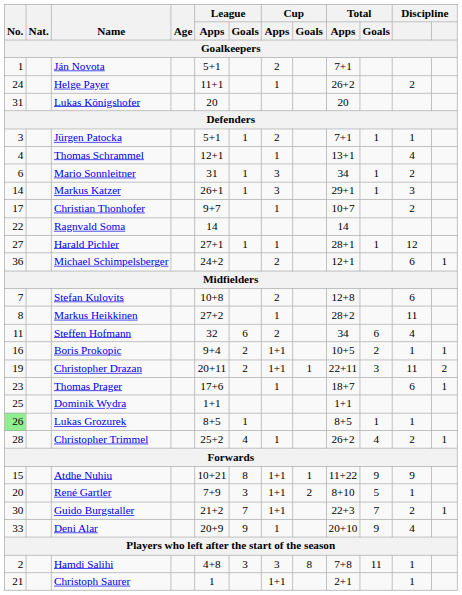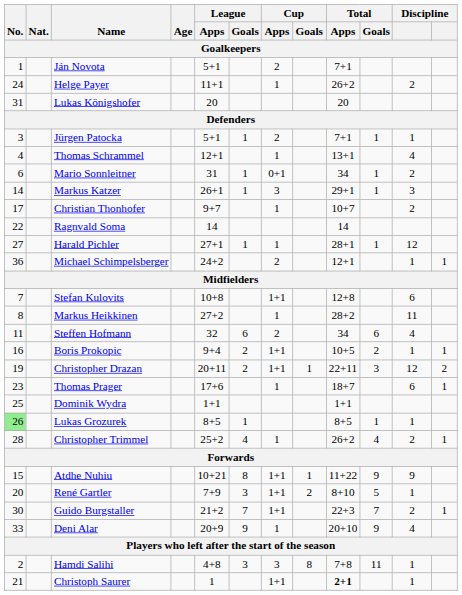(277, 173) 3 -> (277, 173) 0+1
(412, 262) 6 -> (412, 262) 1
(277, 297) 2 -> (277, 297) 1+1
(412, 368) 11 -> (412, 368) 12
(343, 581) normal -> (343, 581) bold
